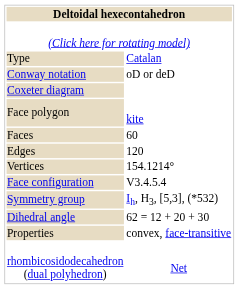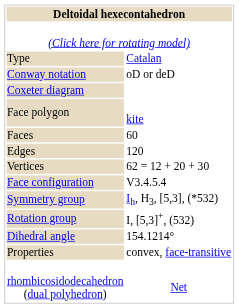(150, 166) 154.1214° -> (168, 166) 62 = 12 + 20 + 30
+ row: (42, 218)
(168, 217) 62 = 12 + 20 + 30 -> (150, 236) 154.1214°
